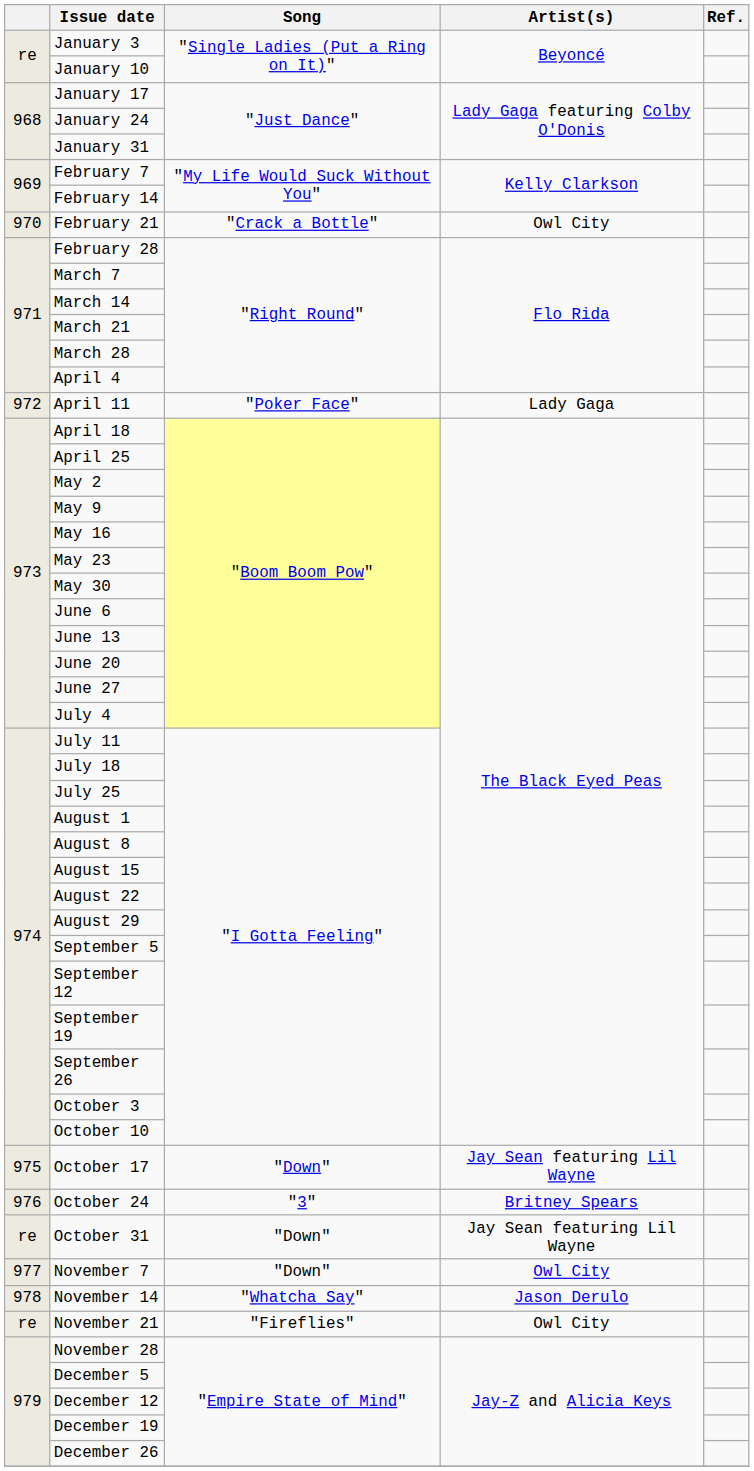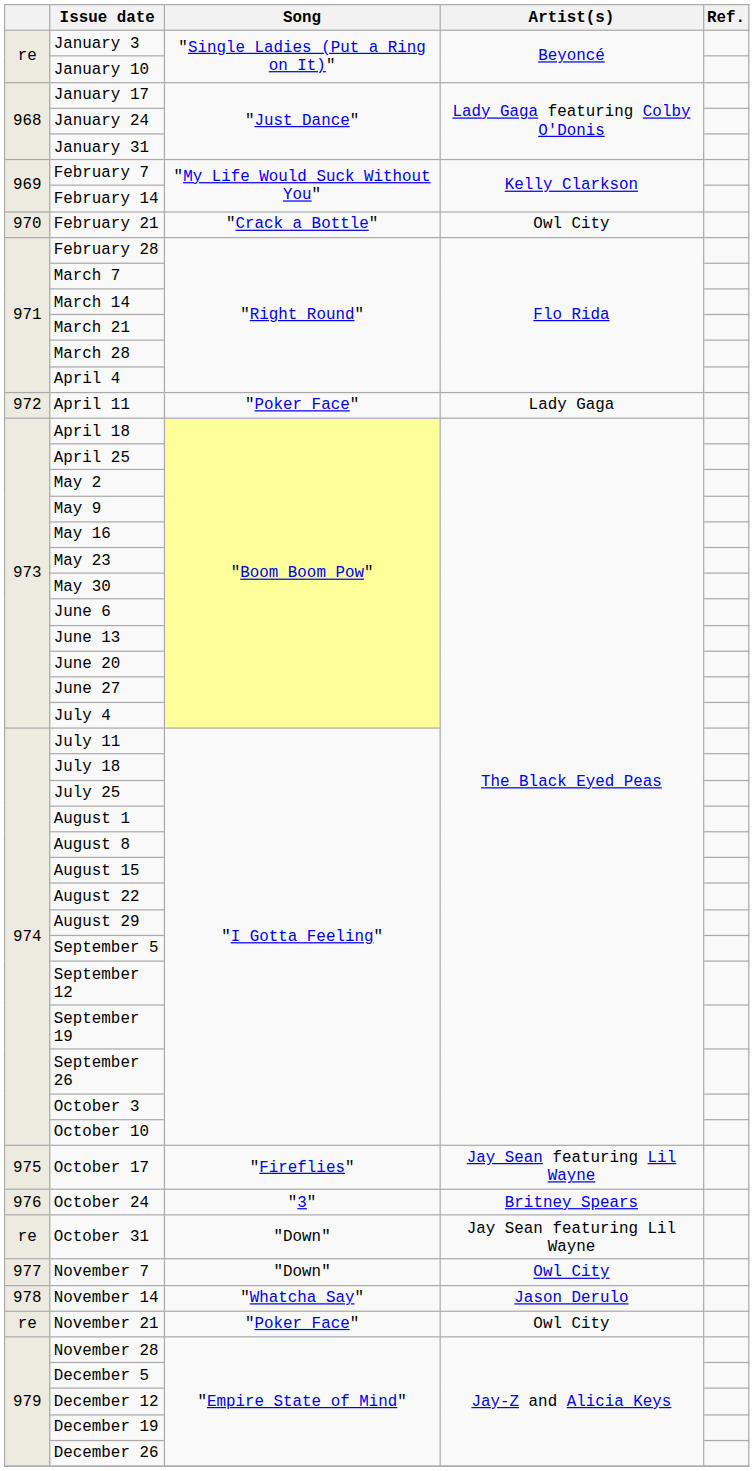(302, 1167) "Down" -> (302, 1167) "Fireflies"
(302, 1324) "Fireflies" -> (302, 1324) "Poker Face"
